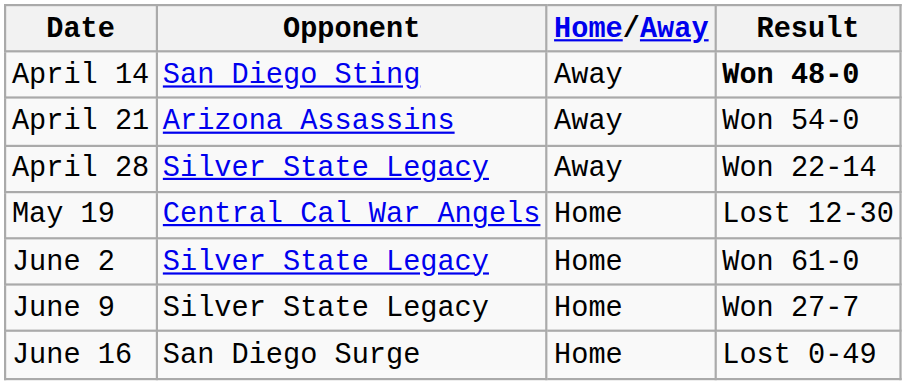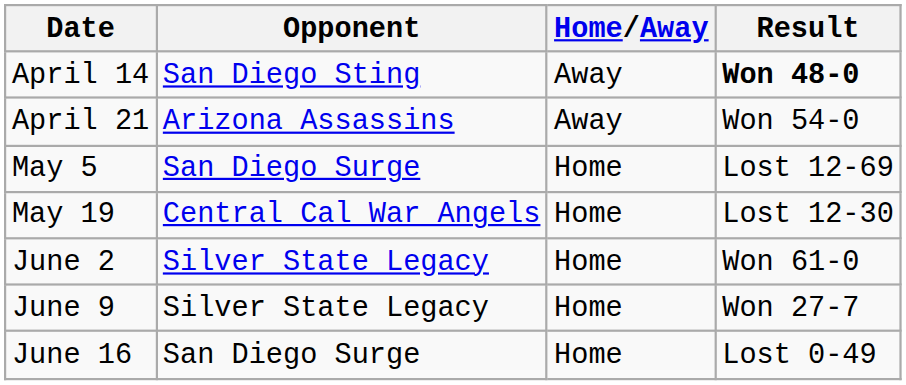- row: (81, 168)
+ row: (55, 168)
